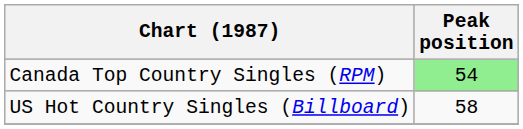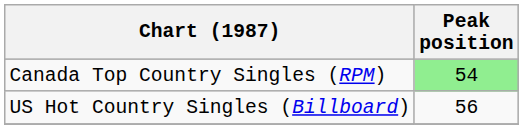(466, 107) 58 -> (466, 107) 56
